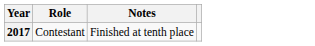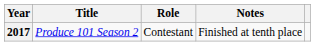+ column: (87, 13)
